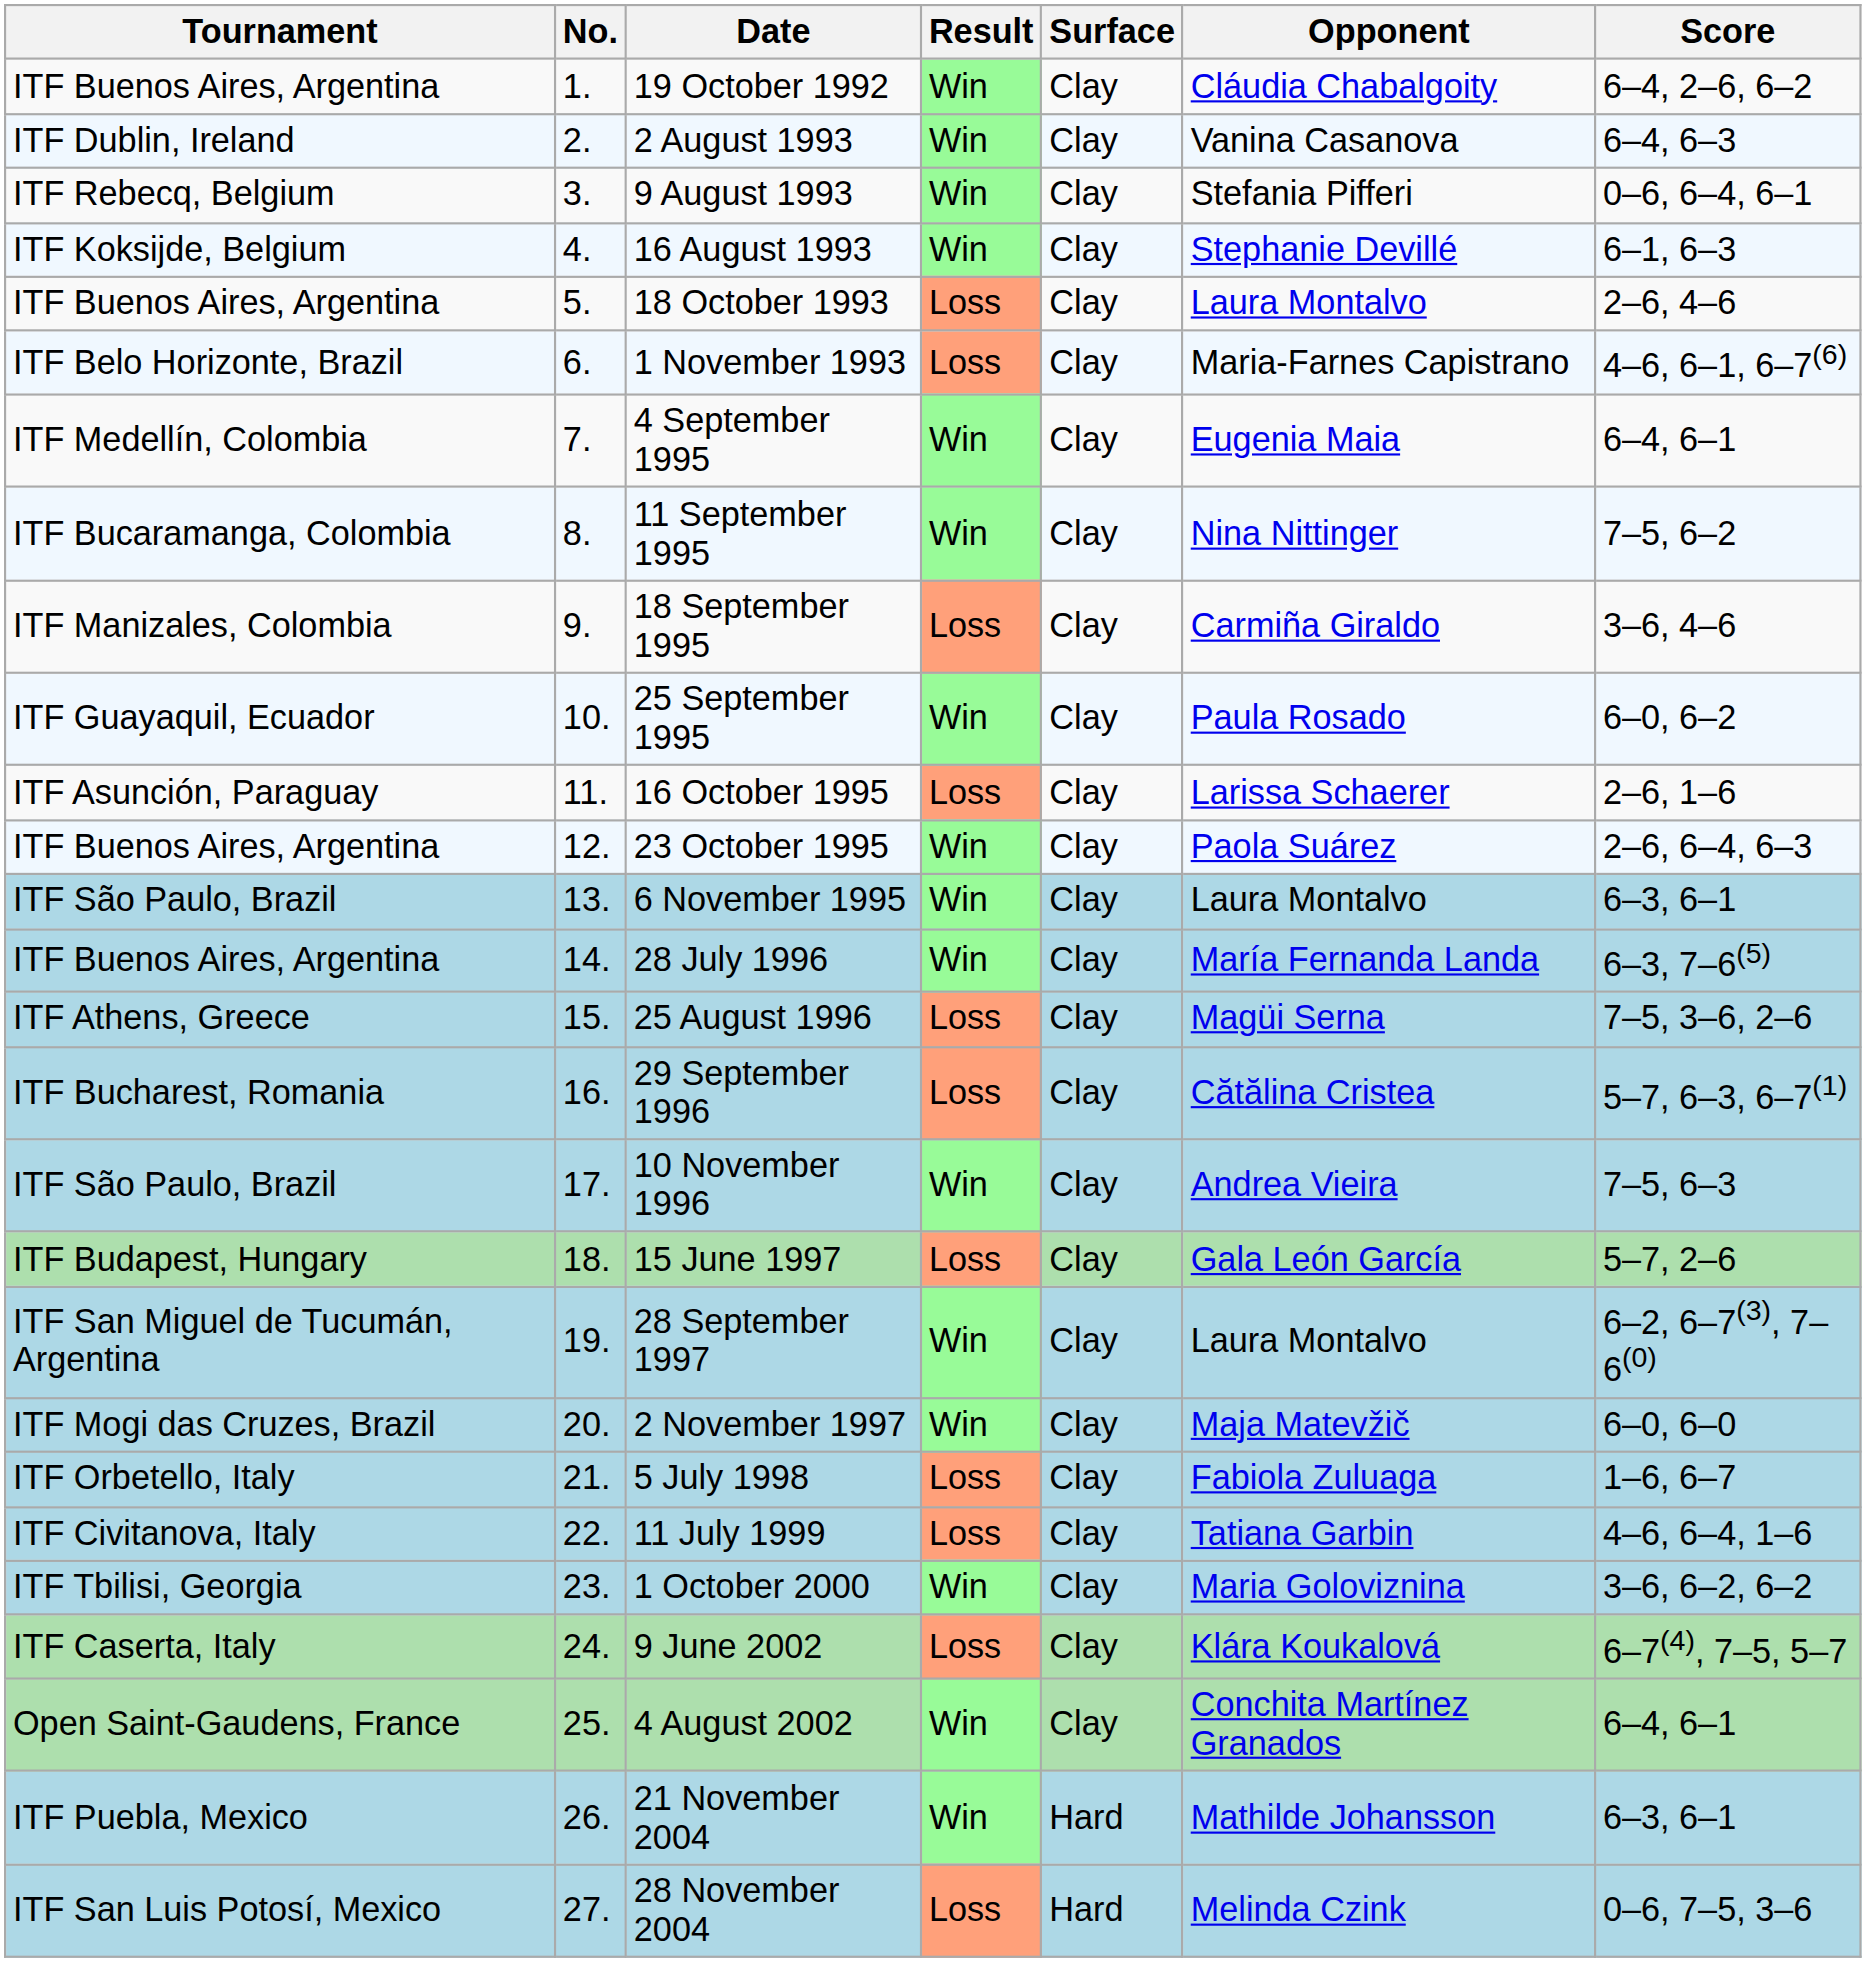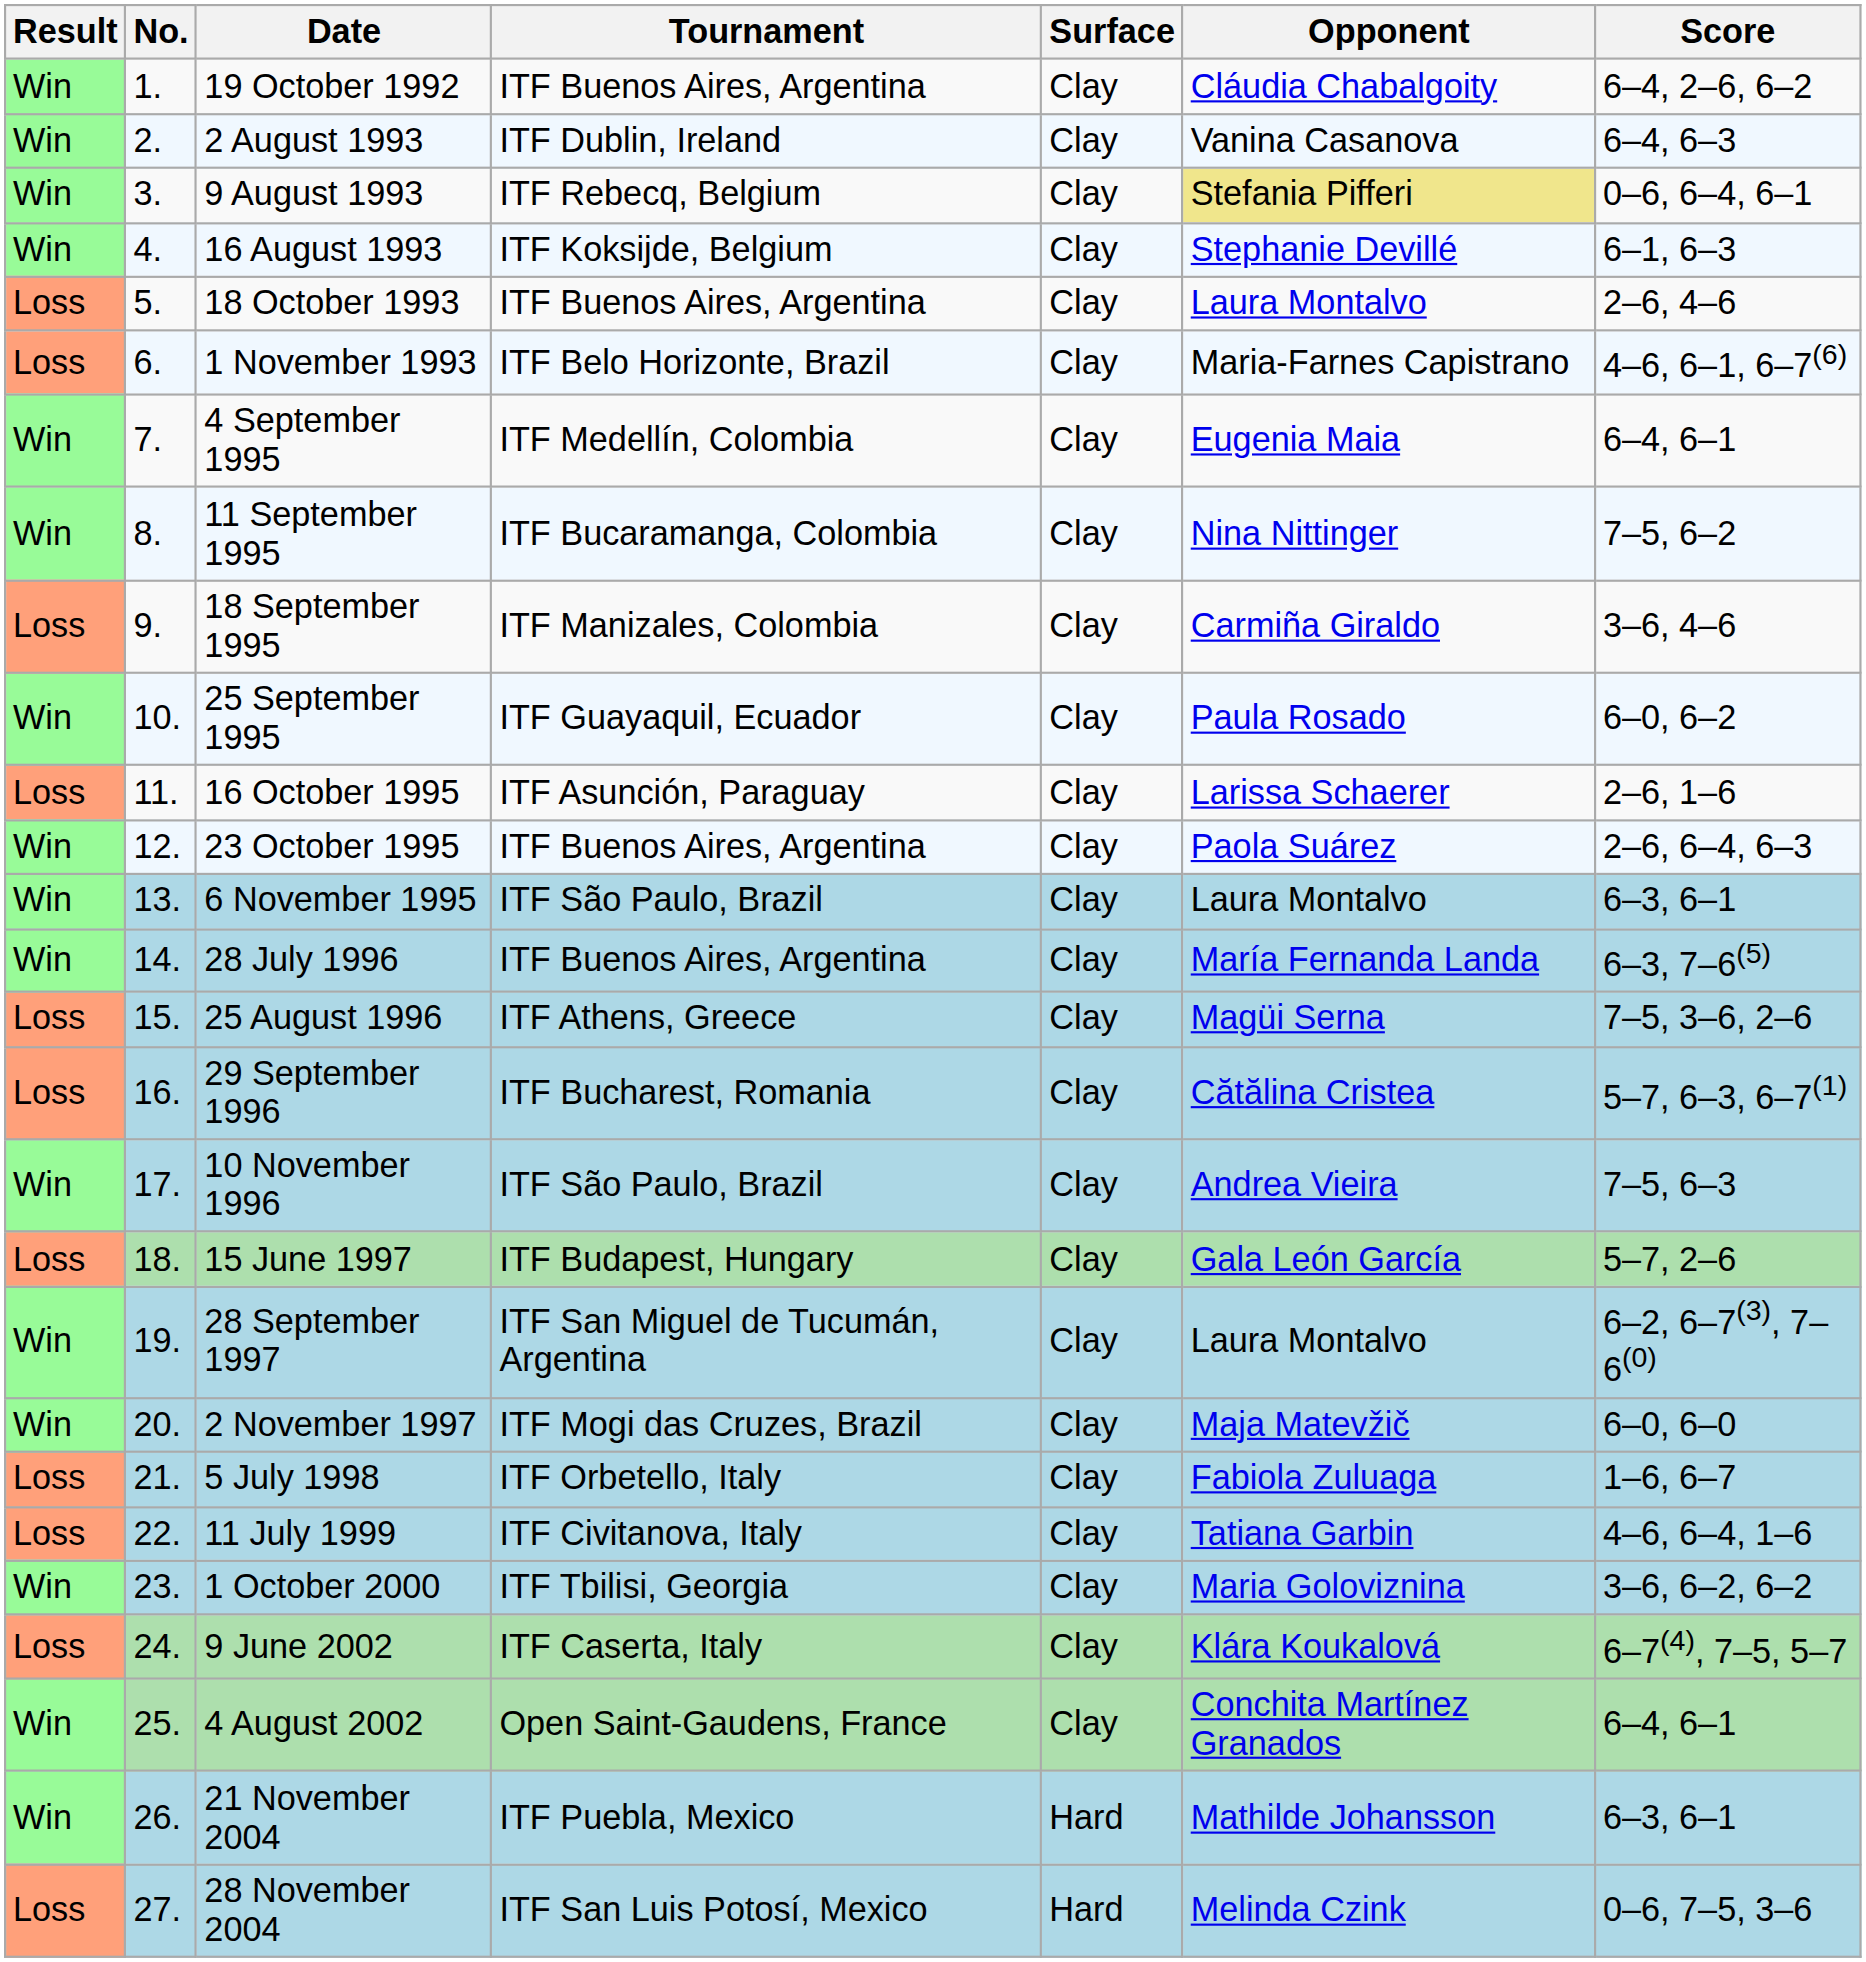columns swapped: (981, 31) <-> (280, 31)
(1302, 194) no background -> (1302, 194) khaki background
